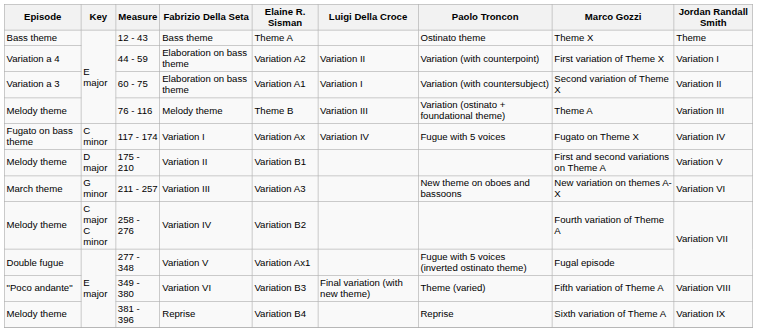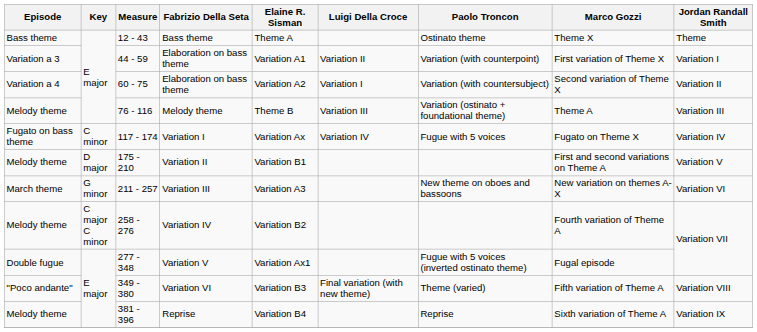(33, 58) Variation a 4 -> (33, 58) Variation a 3
(280, 58) Variation A2 -> (280, 58) Variation A1
(33, 84) Variation a 3 -> (33, 84) Variation a 4
(280, 84) Variation A1 -> (280, 84) Variation A2
